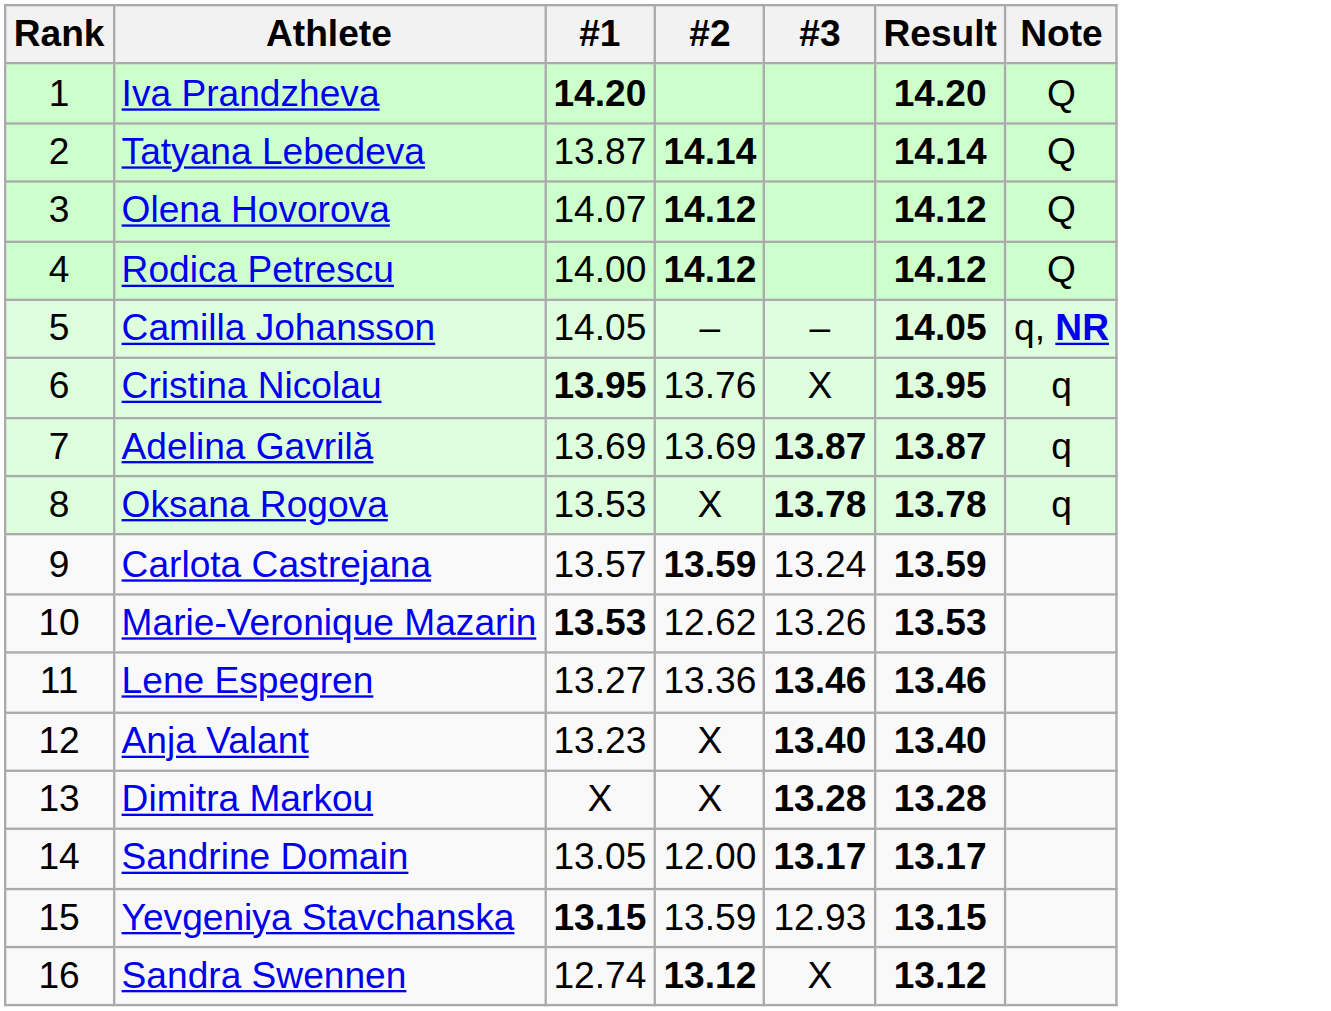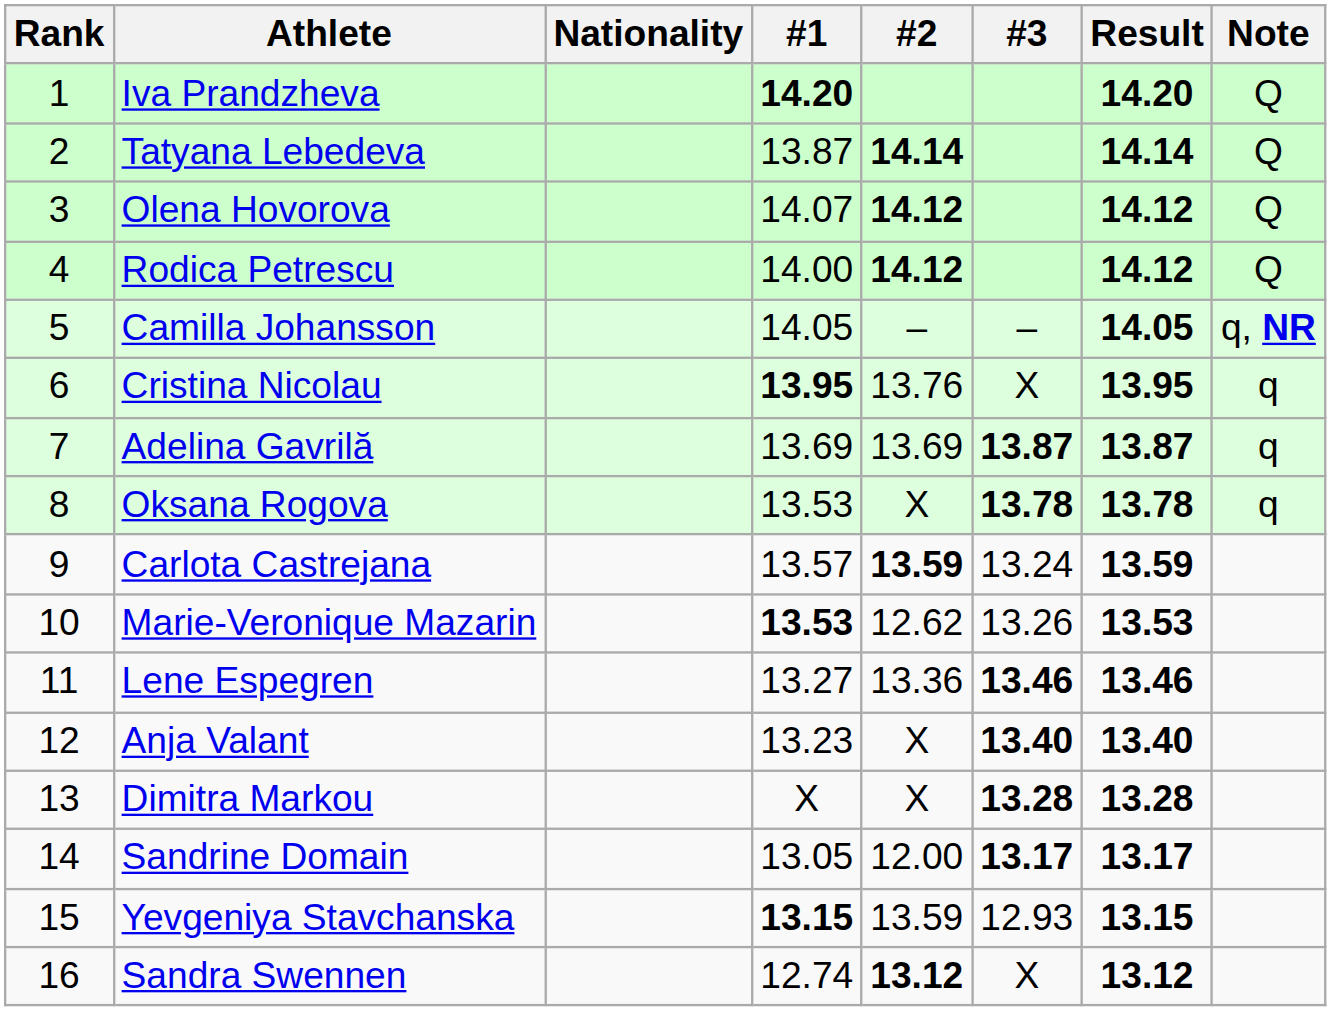+ column: (648, 33)
